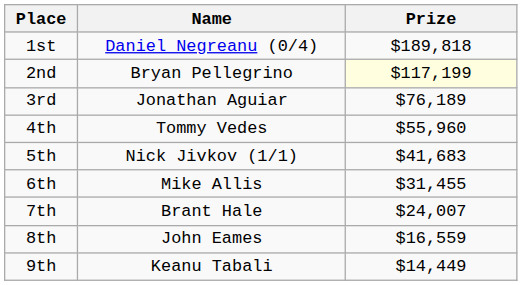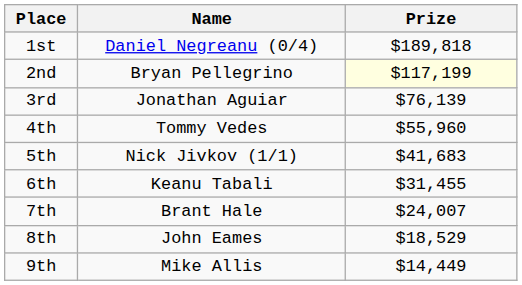(431, 101) $76,189 -> (431, 101) $76,139
(212, 184) Mike Allis -> (212, 184) Keanu Tabali
(431, 239) $16,559 -> (431, 239) $18,529
(212, 266) Keanu Tabali -> (212, 266) Mike Allis
